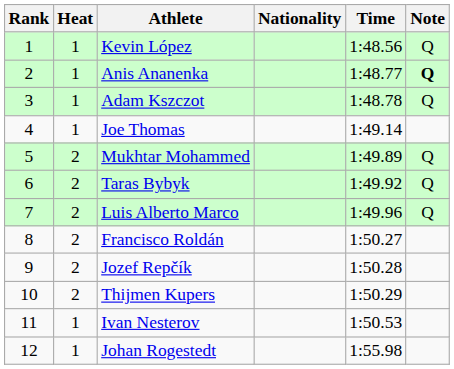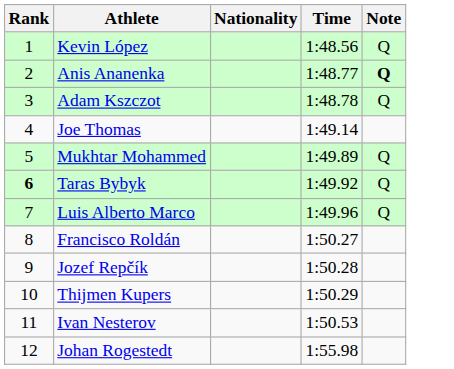- column: (75, 18)
(29, 184) normal -> (29, 184) bold
